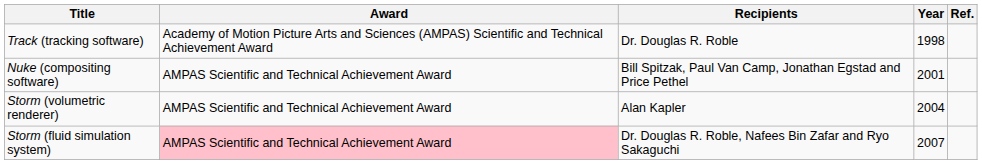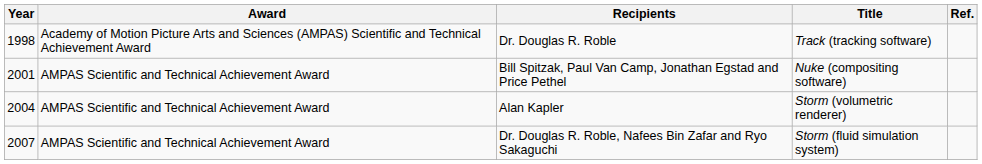columns swapped: (931, 14) <-> (82, 14)
(307, 142) pink background -> (185, 142) no background
